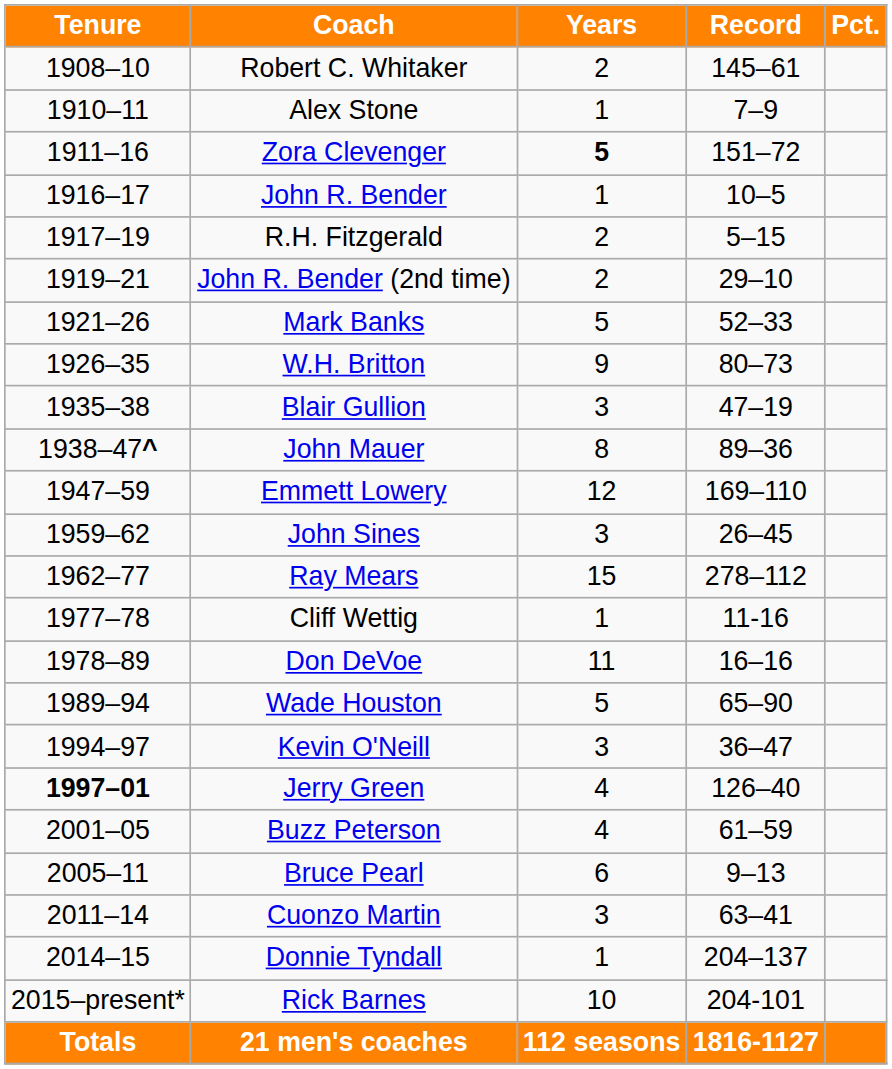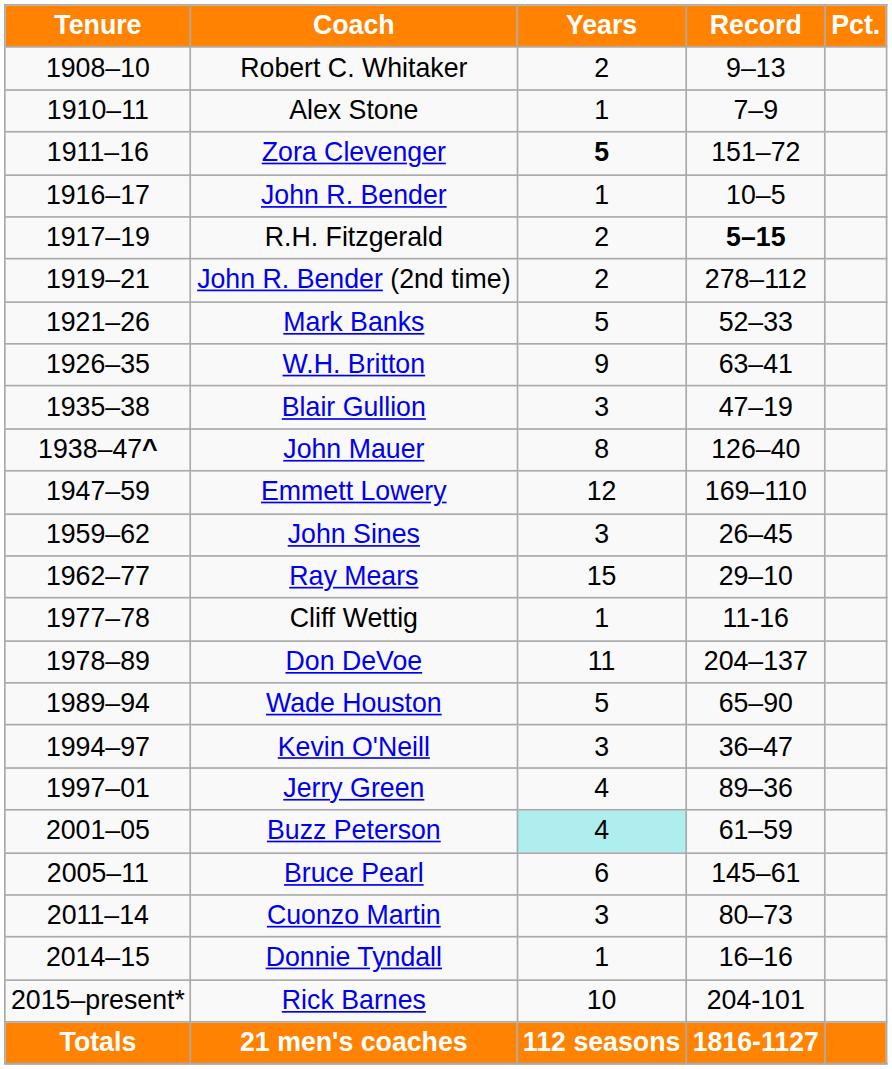(756, 68) 145–61 -> (756, 68) 9–13
(756, 237) normal -> (756, 237) bold
(756, 279) 29–10 -> (756, 279) 278–112
(756, 364) 80–73 -> (756, 364) 63–41
(756, 449) 89–36 -> (756, 449) 126–40
(756, 576) 278–112 -> (756, 576) 29–10
(756, 661) 16–16 -> (756, 661) 204–137
(98, 788) bold -> (98, 788) normal
(756, 788) 126–40 -> (756, 788) 89–36
(602, 830) no background -> (602, 830) paleturquoise background
(756, 873) 9–13 -> (756, 873) 145–61
(756, 915) 63–41 -> (756, 915) 80–73
(756, 957) 204–137 -> (756, 957) 16–16
